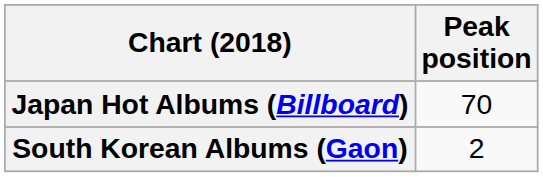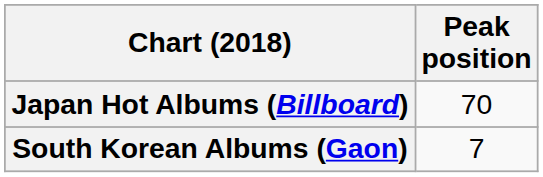(477, 148) 2 -> (477, 148) 7
